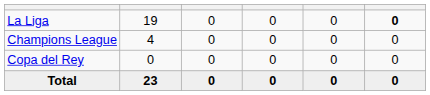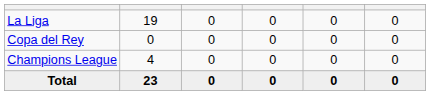(395, 20) bold -> (395, 20) normal
rows swapped: (46, 60) <-> (62, 40)
